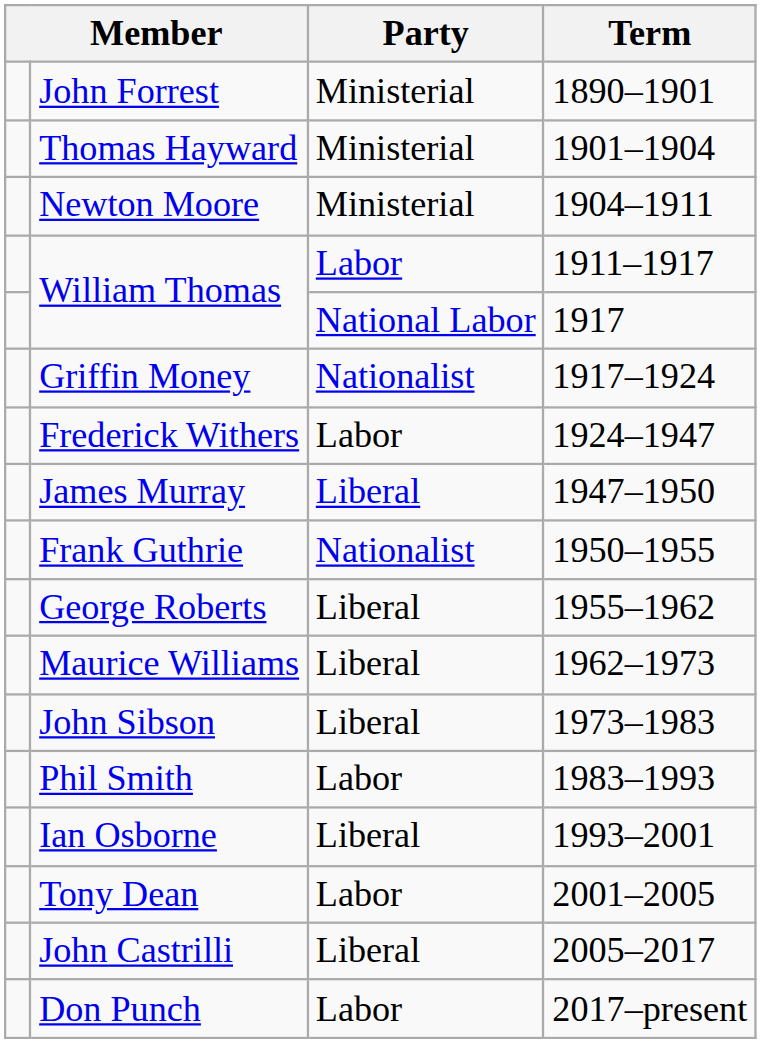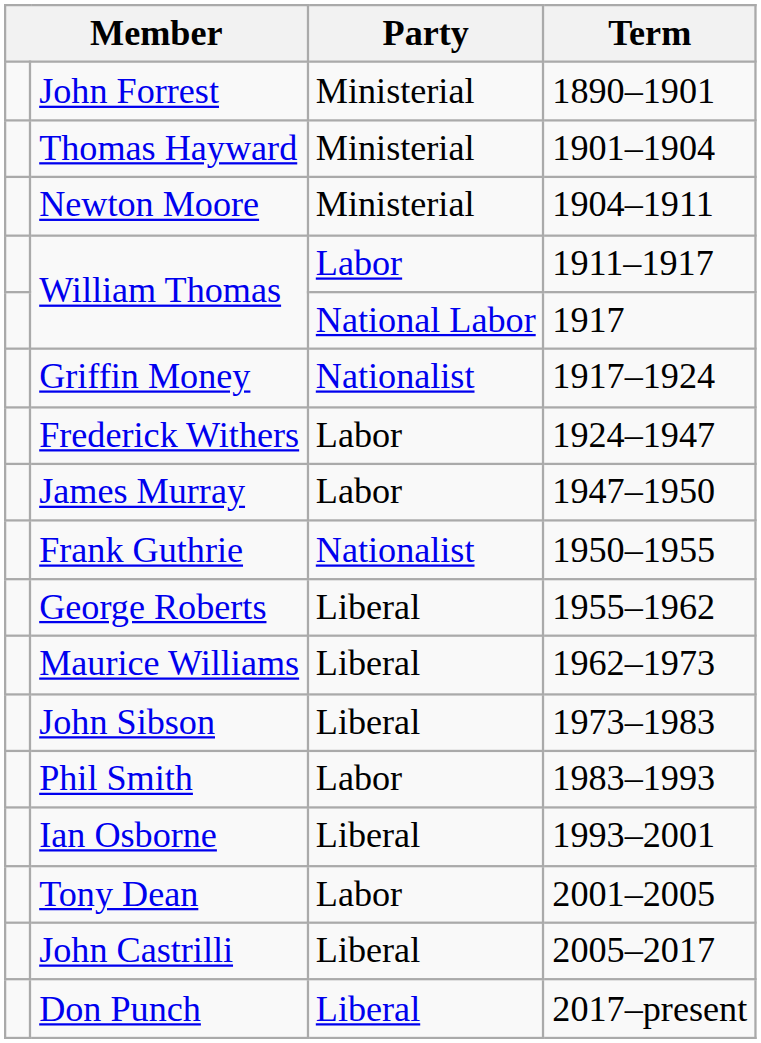(368, 491) Liberal -> (359, 491) Labor
(359, 1008) Labor -> (368, 1008) Liberal
